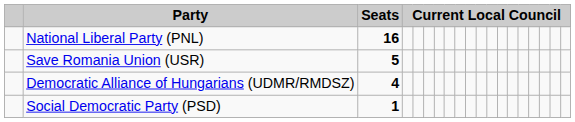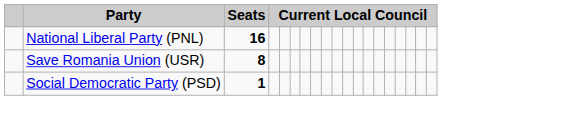(395, 60) 5 -> (261, 60) 8
- row: (190, 83)
